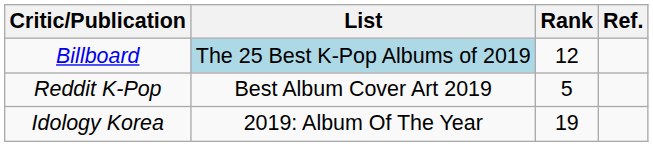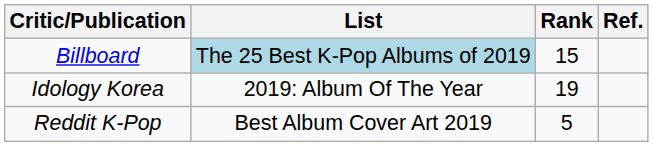(567, 55) 12 -> (567, 55) 15
rows swapped: (98, 89) <-> (98, 123)
